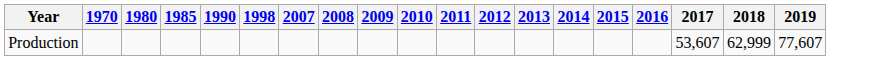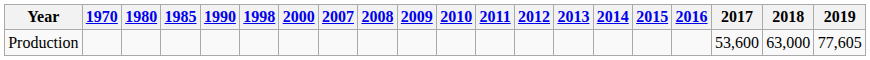+ column: (299, 17)
(698, 42) 53,607 -> (737, 42) 53,600
(749, 42) 62,999 -> (788, 42) 63,000
(800, 42) 77,607 -> (840, 42) 77,605
